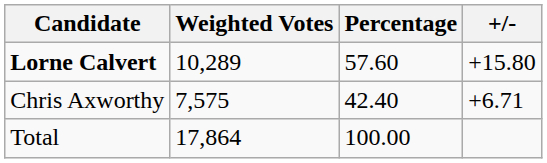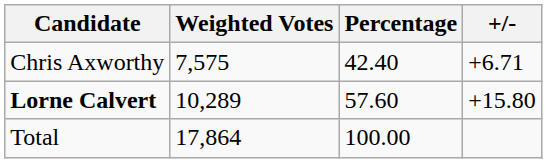rows swapped: (83, 61) <-> (87, 99)
